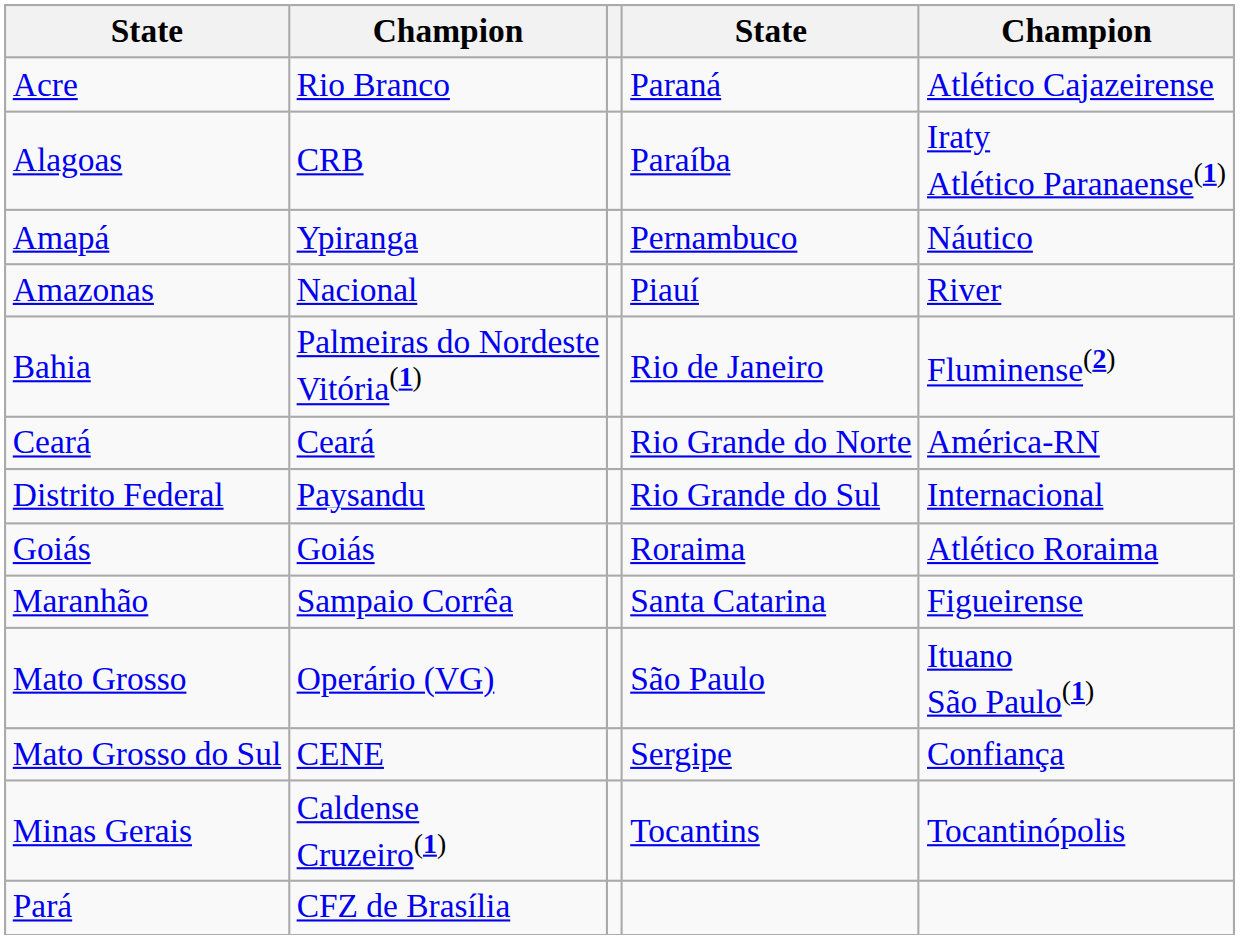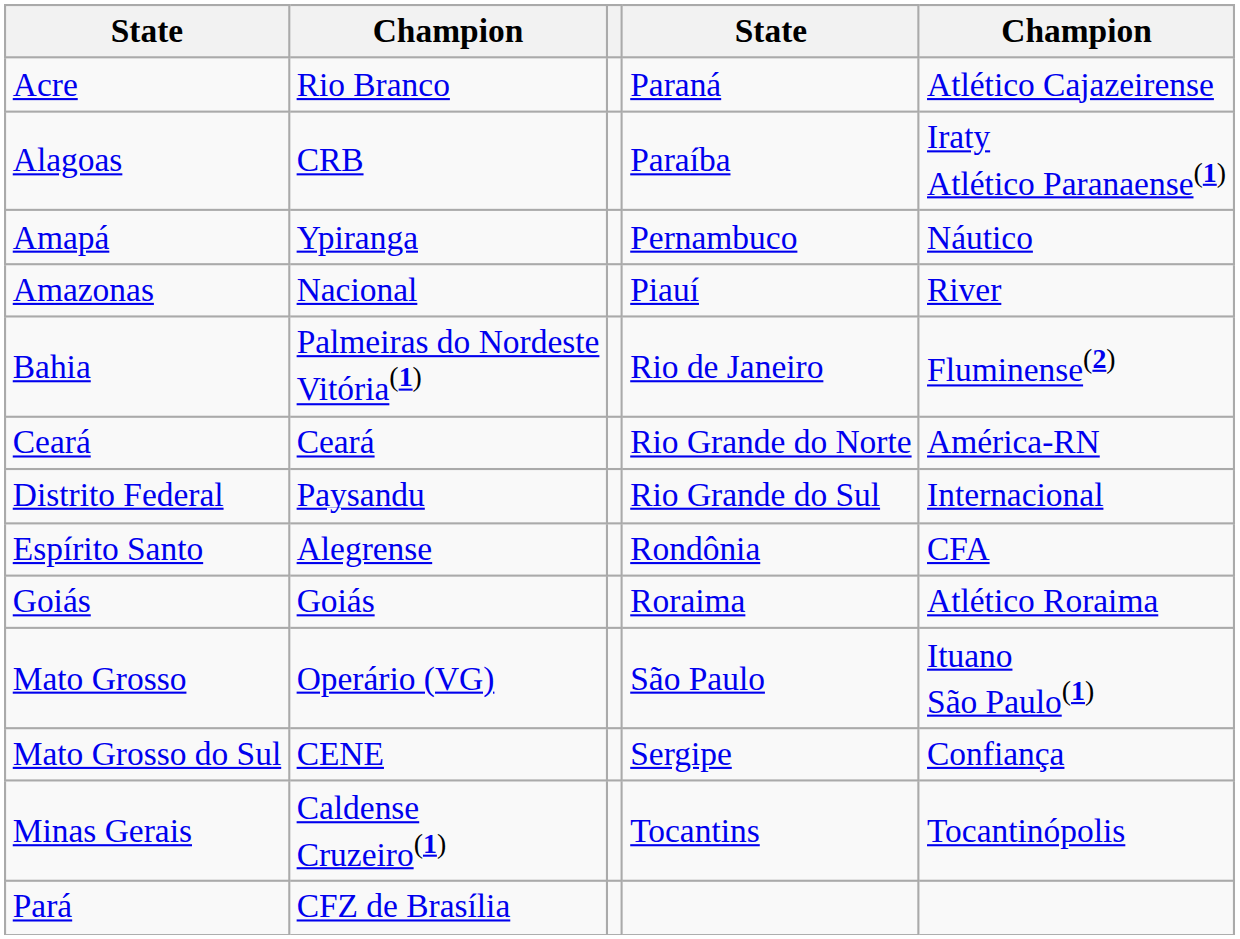+ row: (108, 548)
- row: (81, 601)
